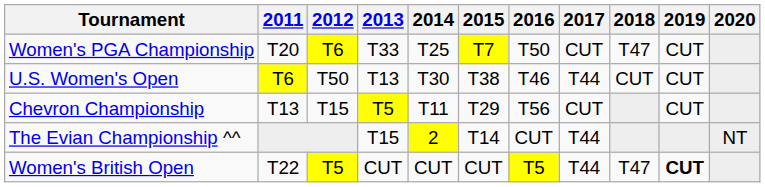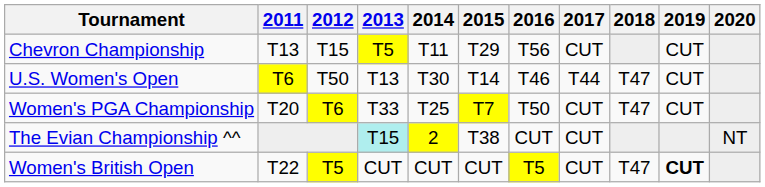rows swapped: (107, 108) <-> (132, 49)
(484, 79) T38 -> (484, 79) T14
(634, 79) CUT -> (634, 79) T47
(383, 138) no background -> (383, 138) paleturquoise background
(484, 138) T14 -> (484, 138) T38
(584, 138) T44 -> (584, 138) CUT
(584, 168) T44 -> (584, 168) CUT
